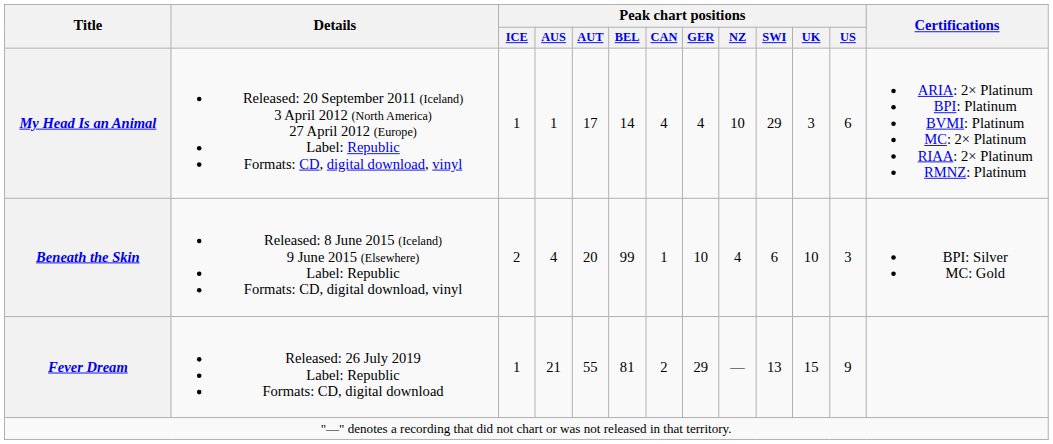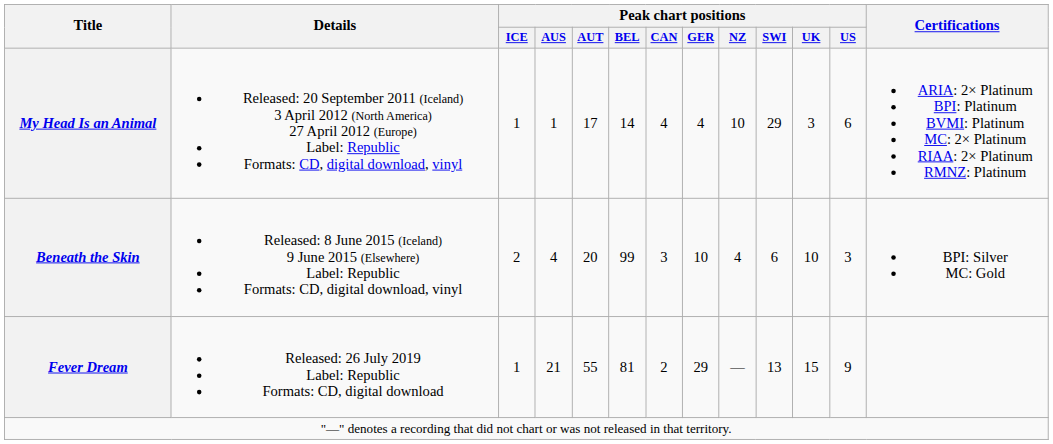(664, 257) 1 -> (664, 257) 3
